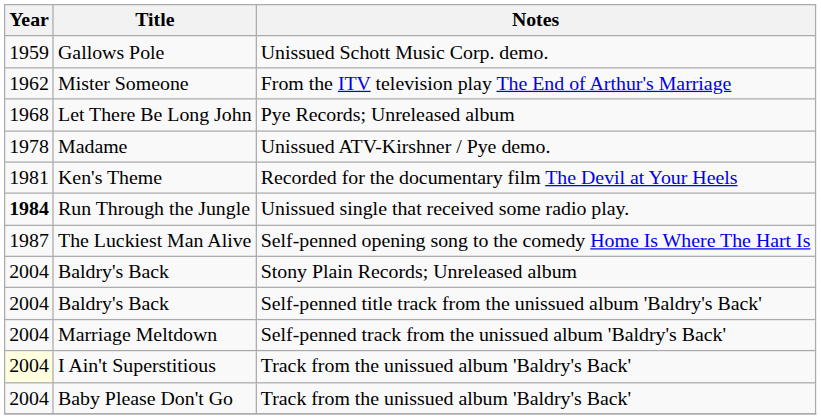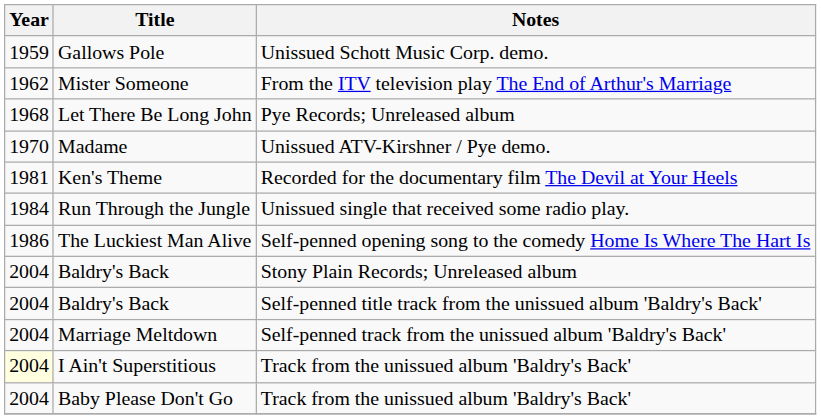(29, 146) 1978 -> (29, 146) 1970
(29, 209) bold -> (29, 209) normal
(29, 240) 1987 -> (29, 240) 1986
